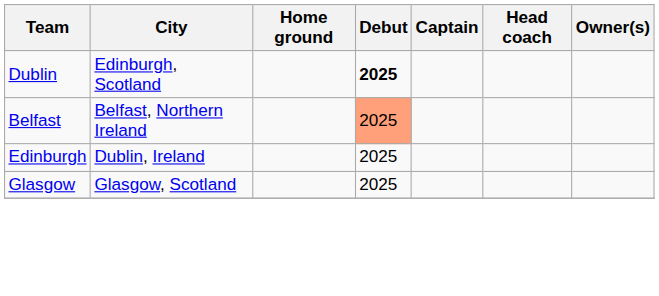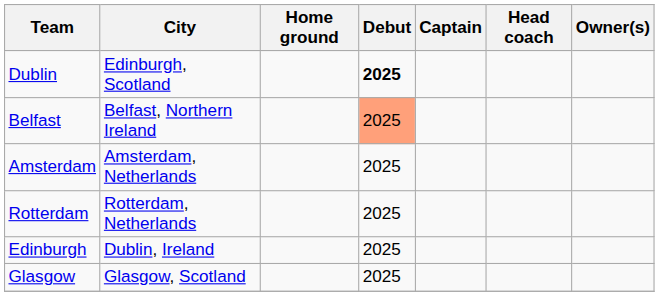+ row: (52, 166)
+ row: (48, 213)
